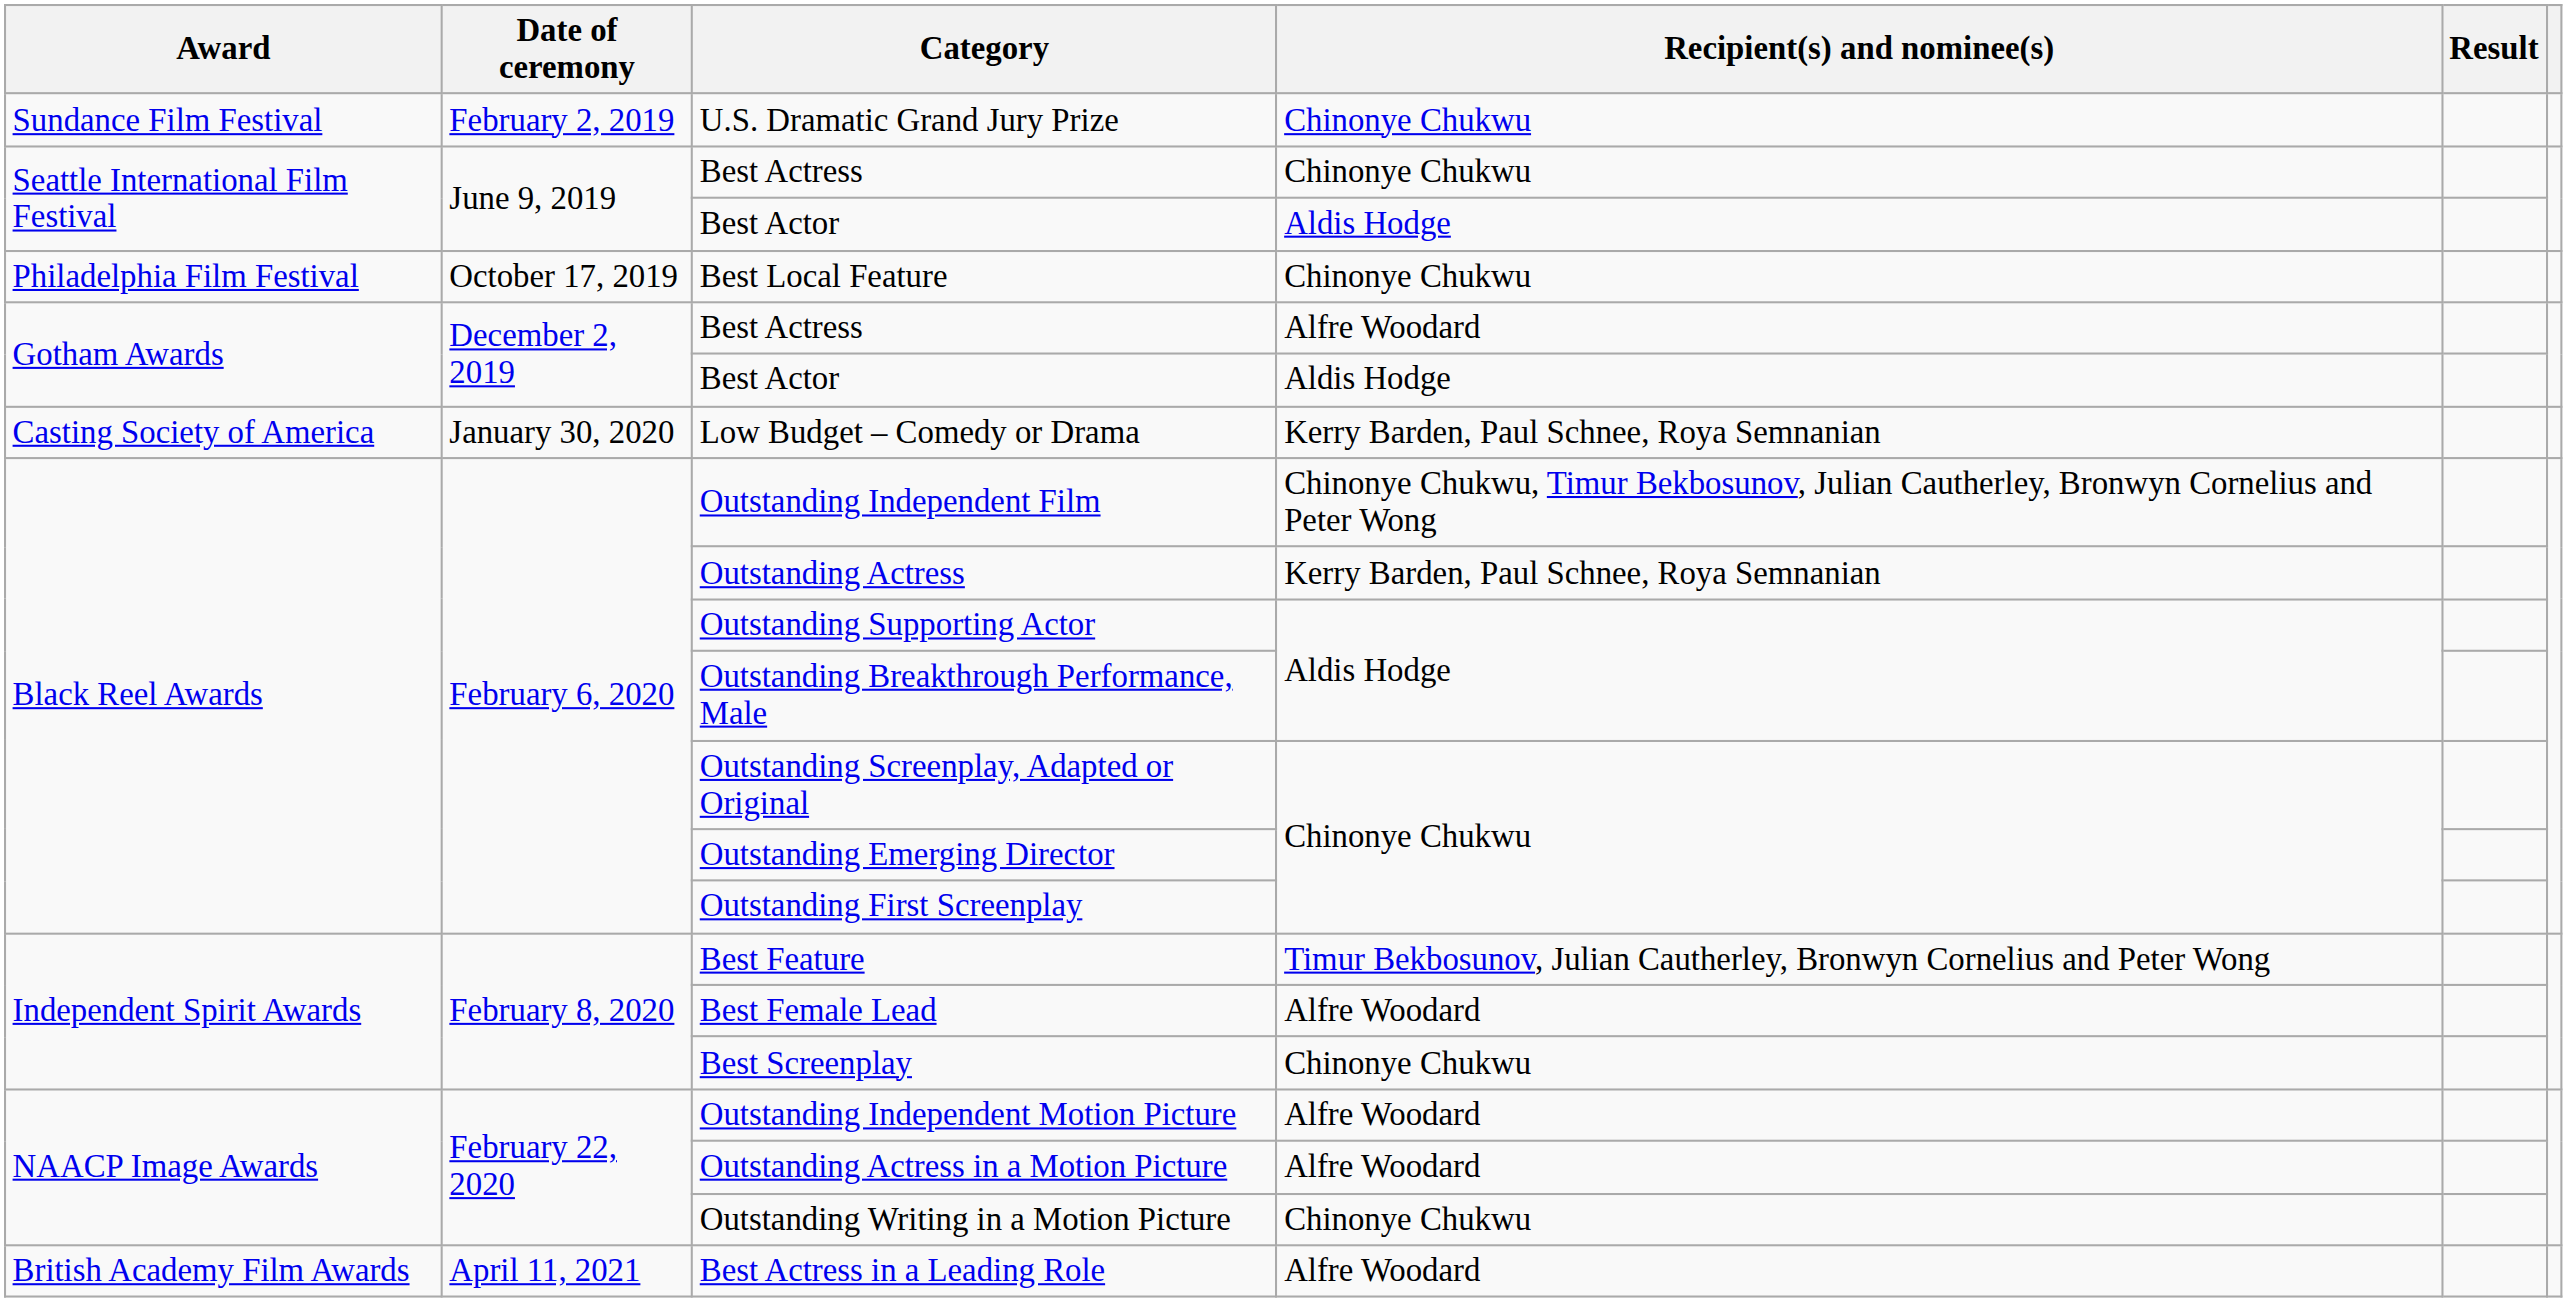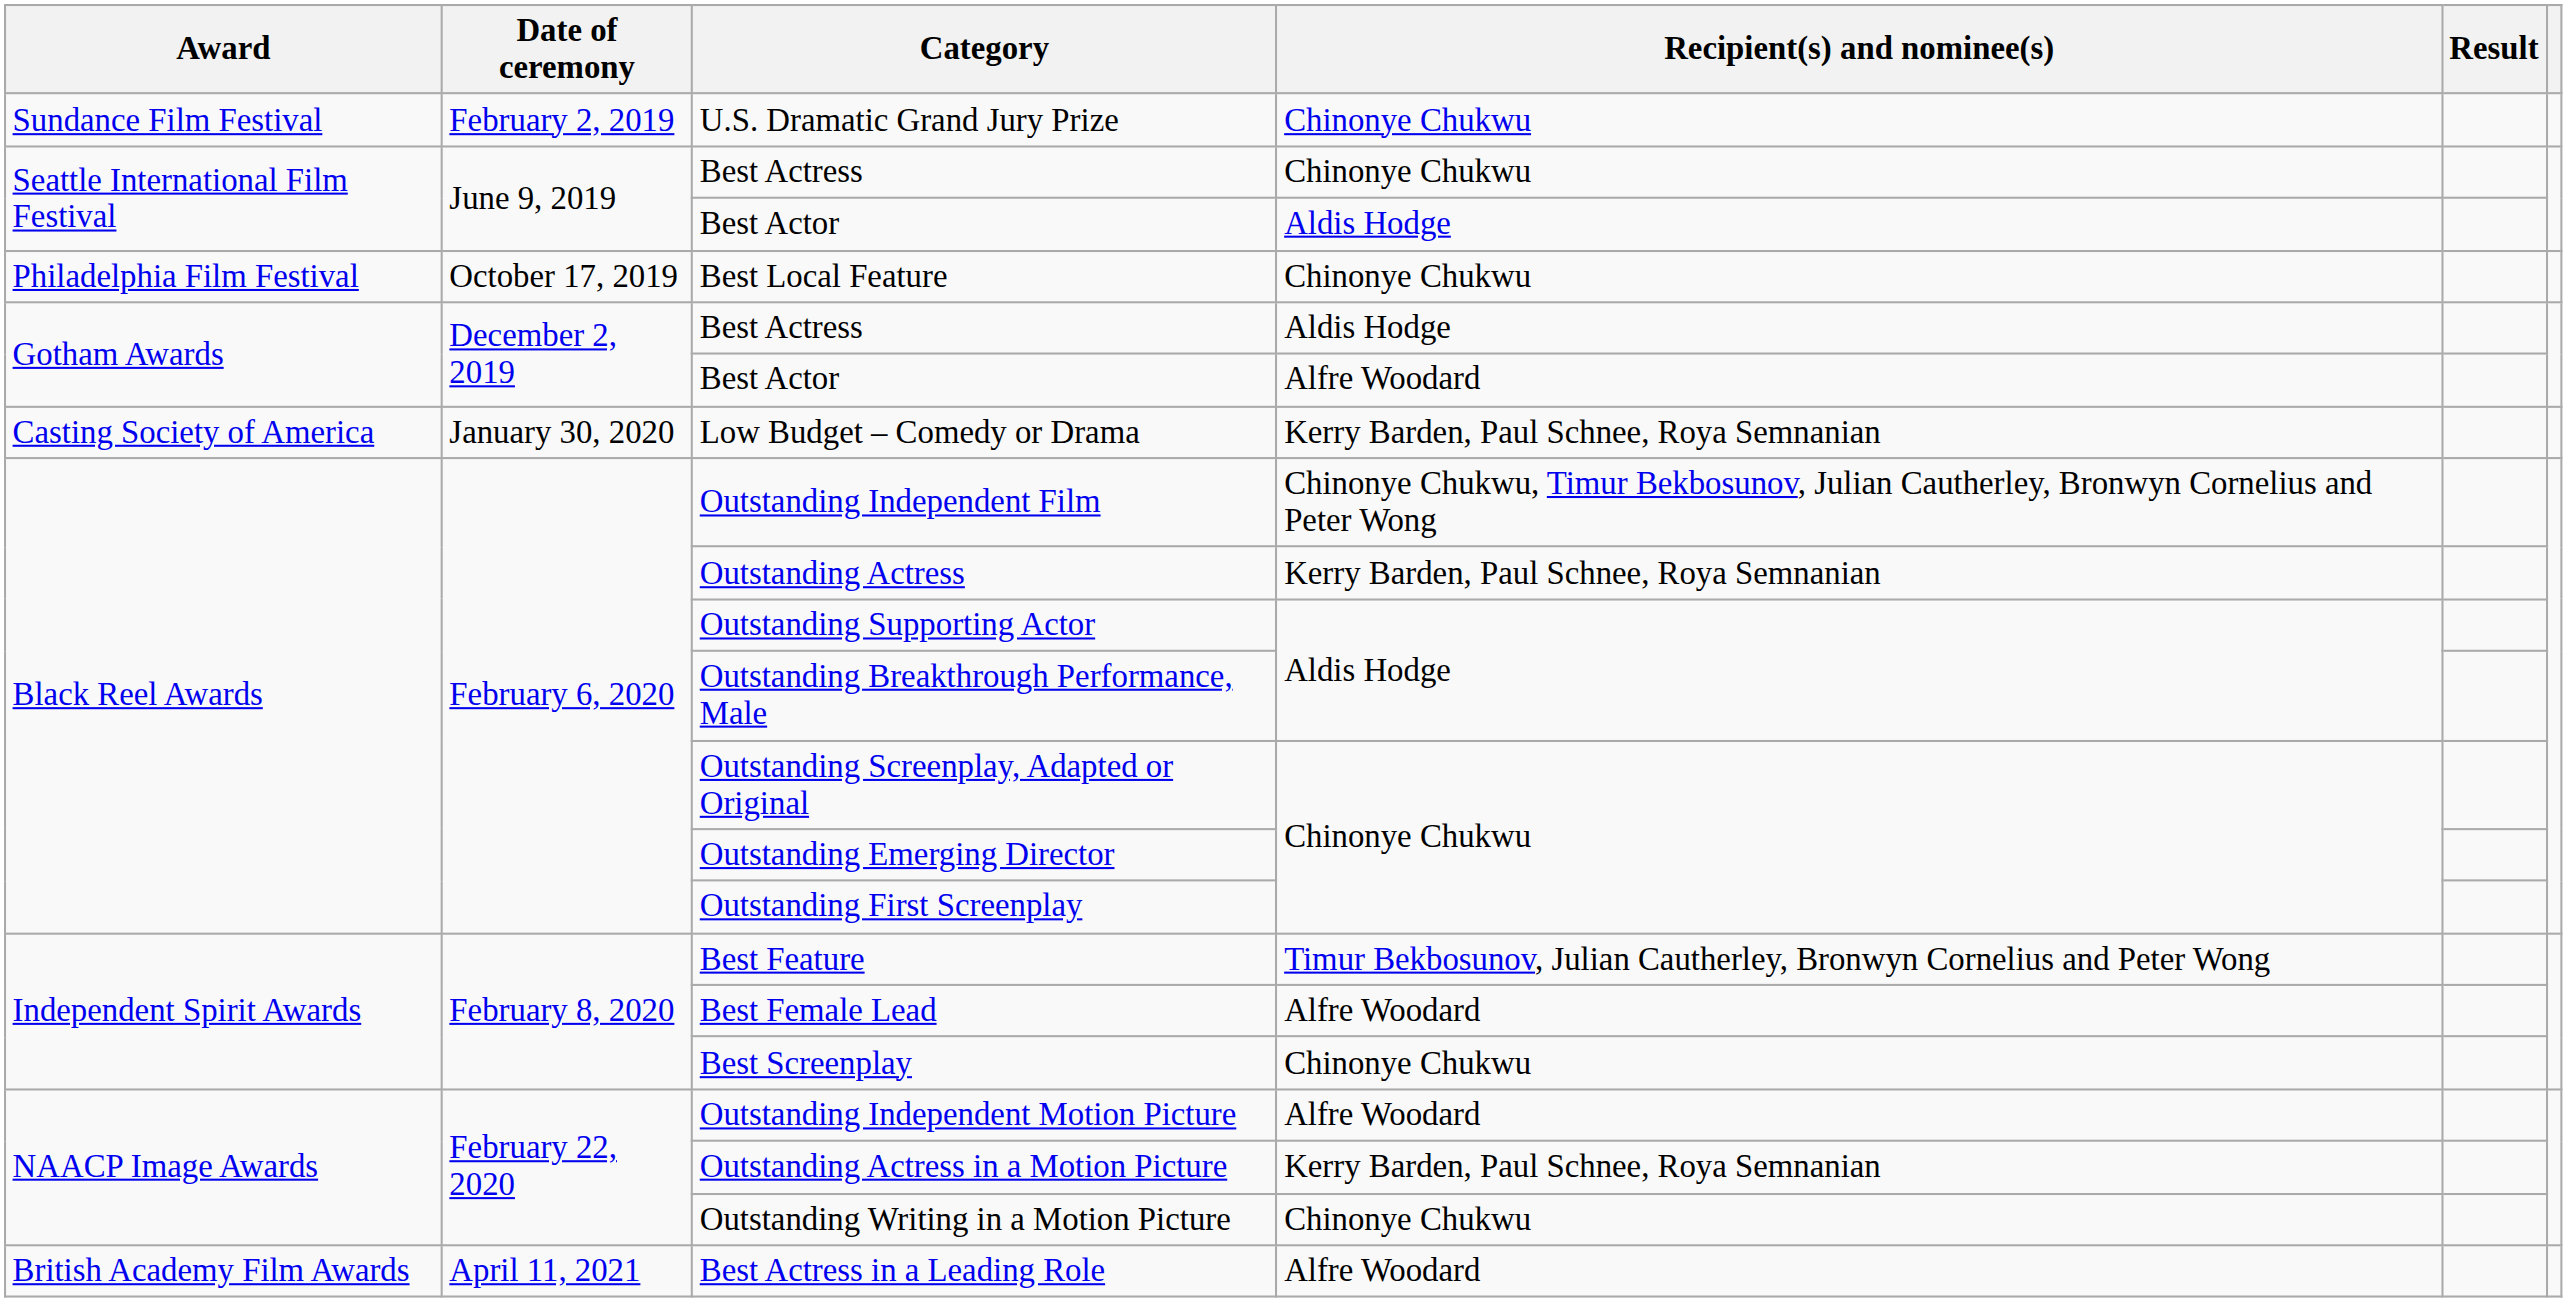(1382, 327) Alfre Woodard -> (1367, 327) Aldis Hodge
(1367, 379) Aldis Hodge -> (1382, 379) Alfre Woodard
(1382, 1166) Alfre Woodard -> (1582, 1166) Kerry Barden, Paul Schnee, Roya Semnanian
